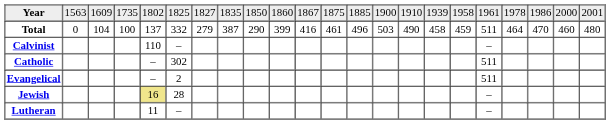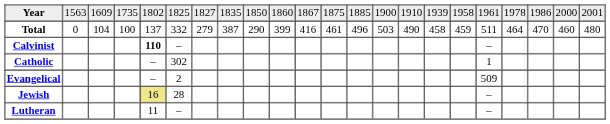(153, 45) normal -> (153, 45) bold
(489, 61) 511 -> (489, 61) 1
(489, 78) 511 -> (489, 78) 509
